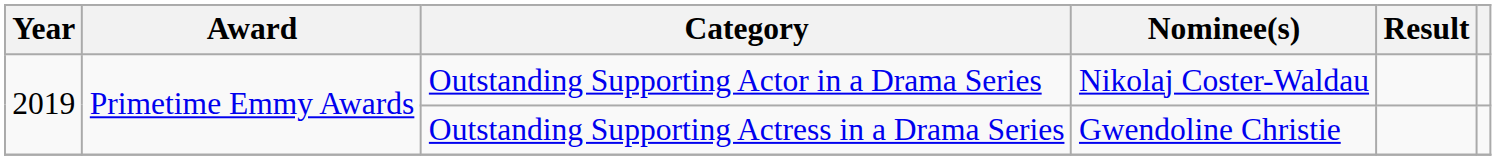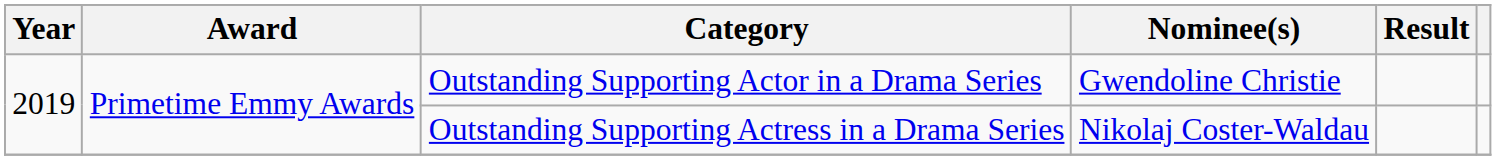(1224, 79) Nikolaj Coster-Waldau -> (1210, 79) Gwendoline Christie
(1210, 129) Gwendoline Christie -> (1224, 129) Nikolaj Coster-Waldau
